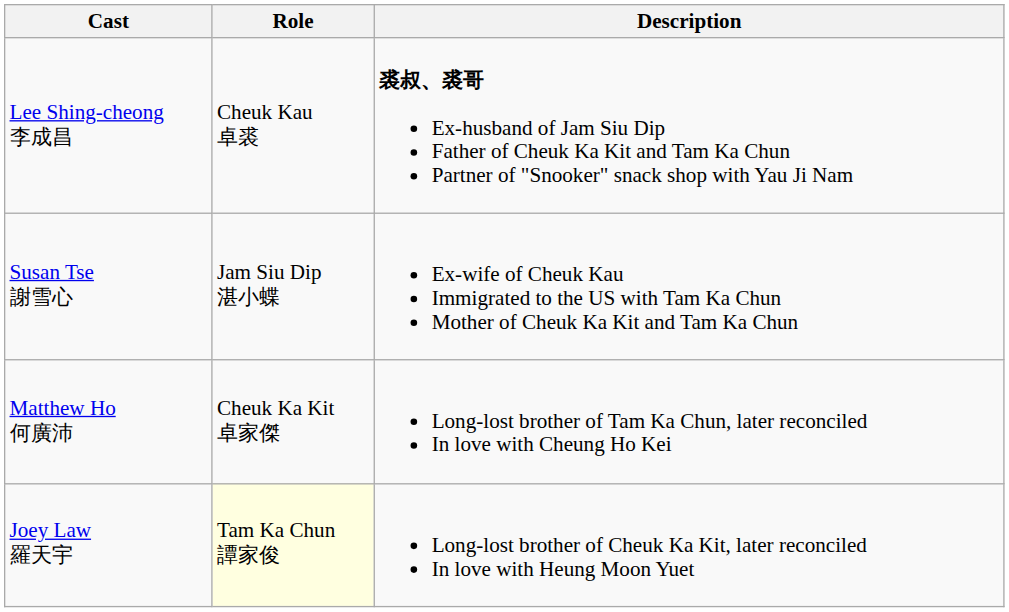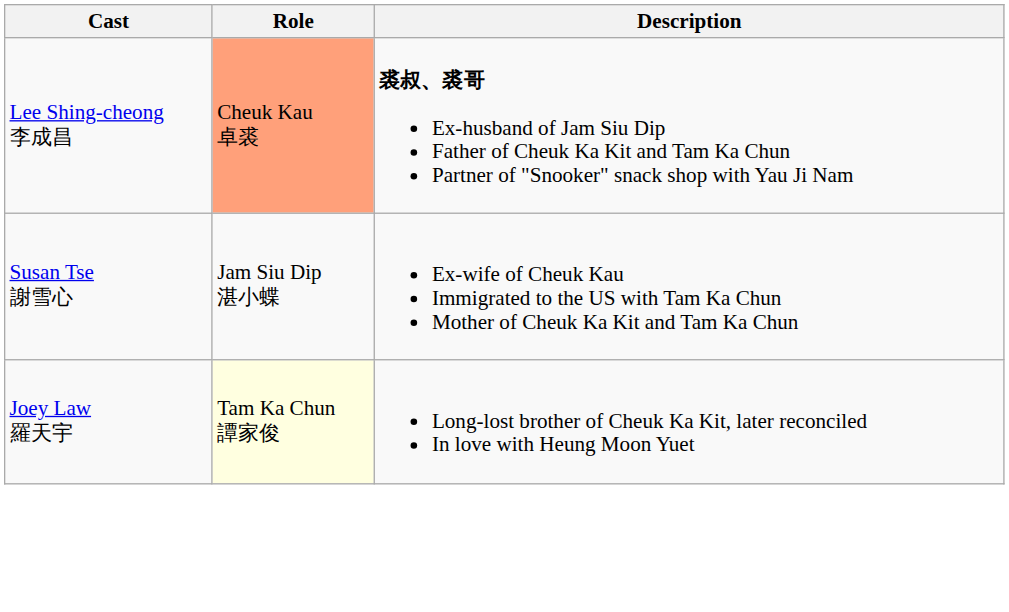(265, 124) no background -> (265, 124) lightsalmon background
- row: (63, 420)
